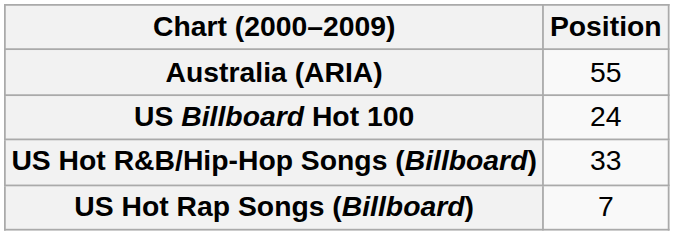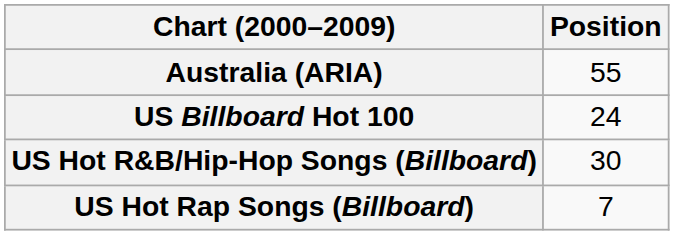(606, 161) 33 -> (606, 161) 30
